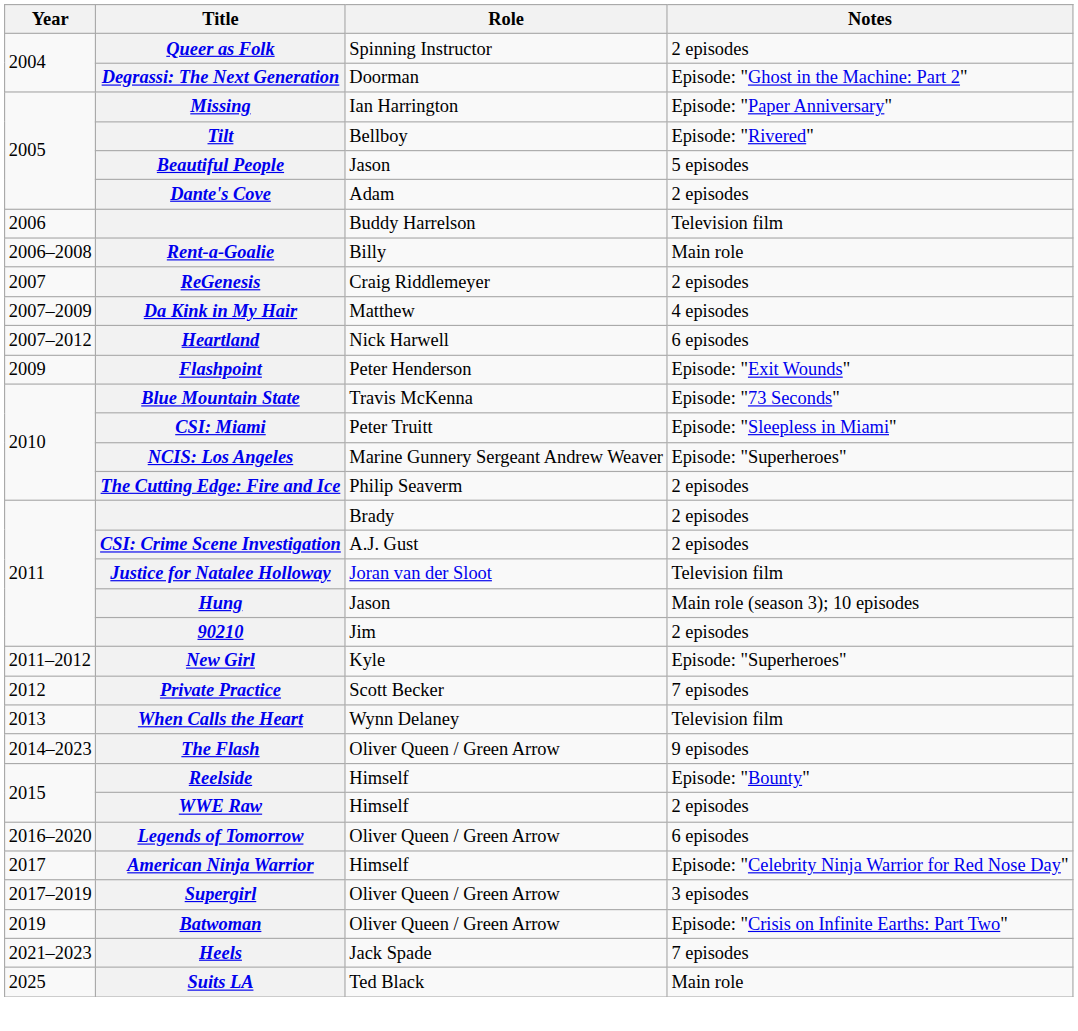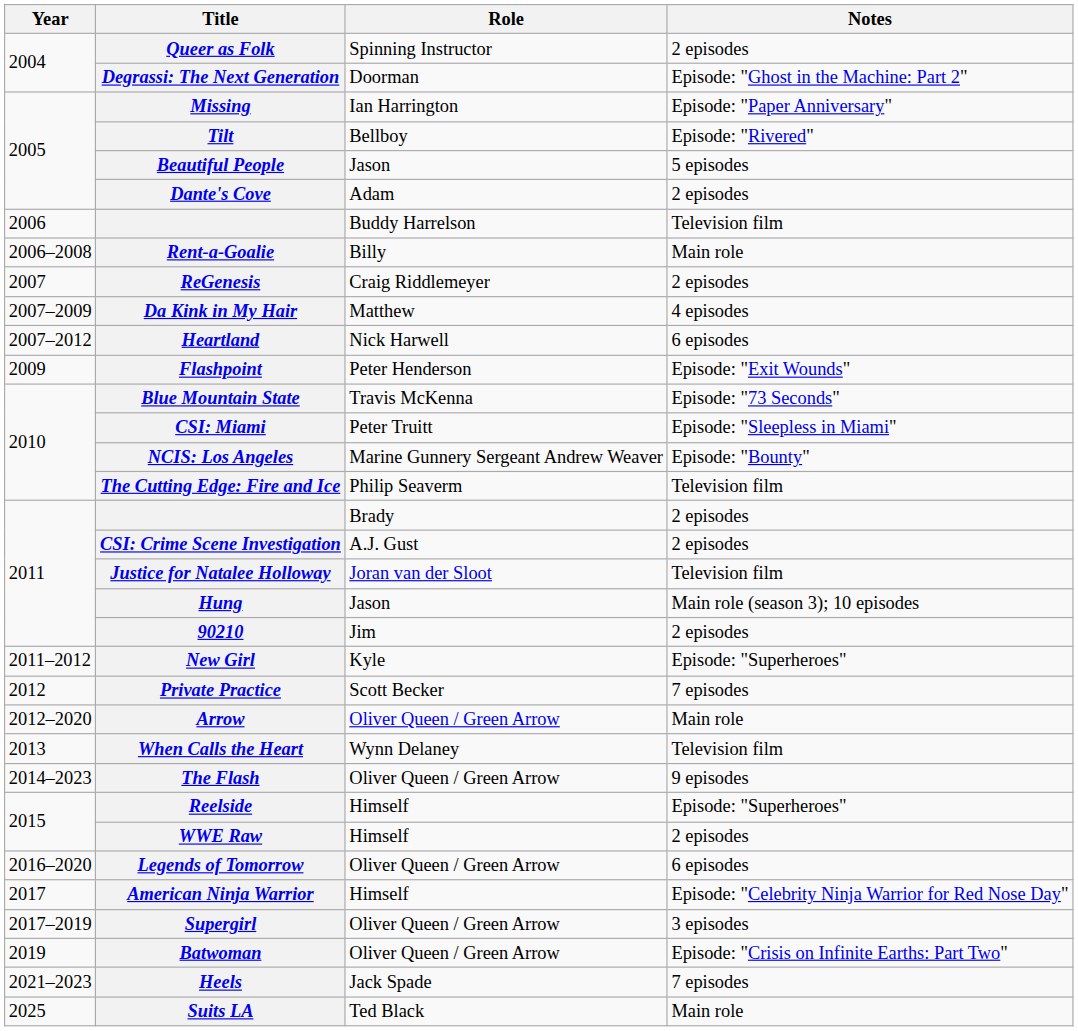(759, 456) Episode: "Superheroes" -> (741, 456) Episode: "Bounty"
(710, 485) 2 episodes -> (727, 485) Television film
+ row: (220, 719)
(741, 777) Episode: "Bounty" -> (759, 806) Episode: "Superheroes"
